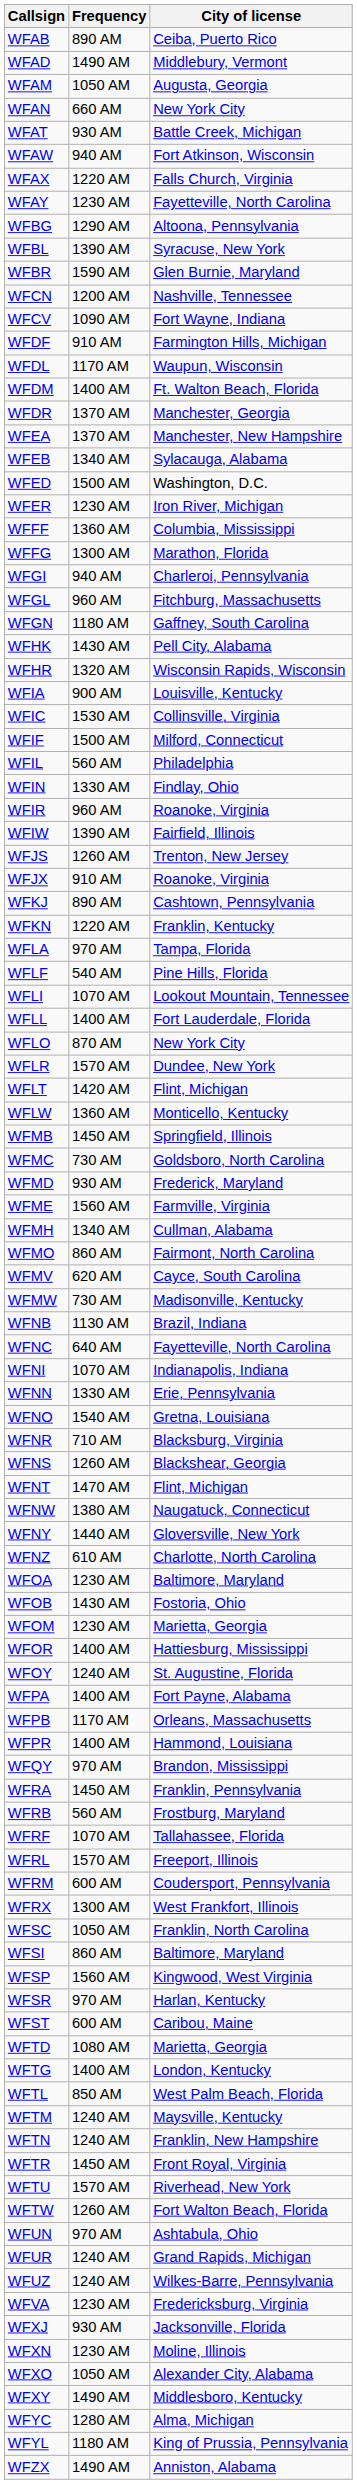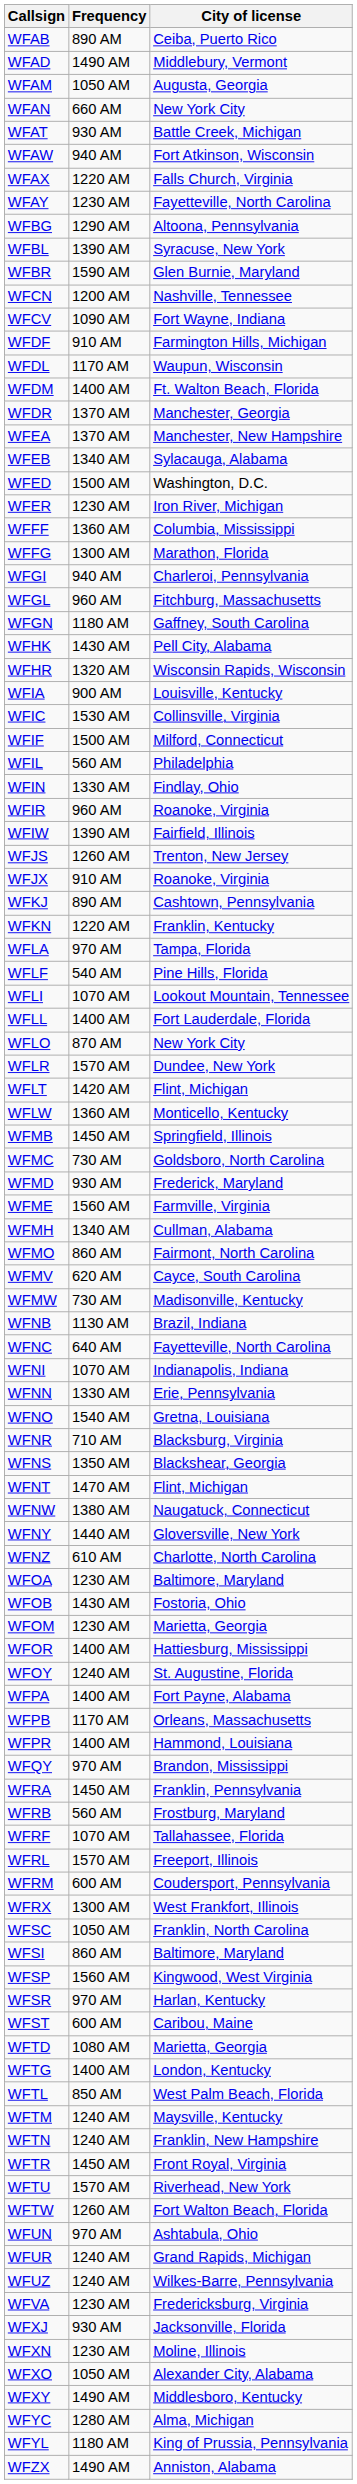(101, 1463) 1260 AM -> (101, 1463) 1350 AM
